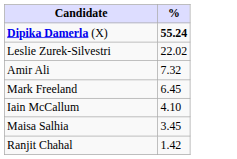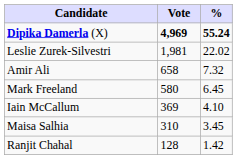+ column: (179, 13)
